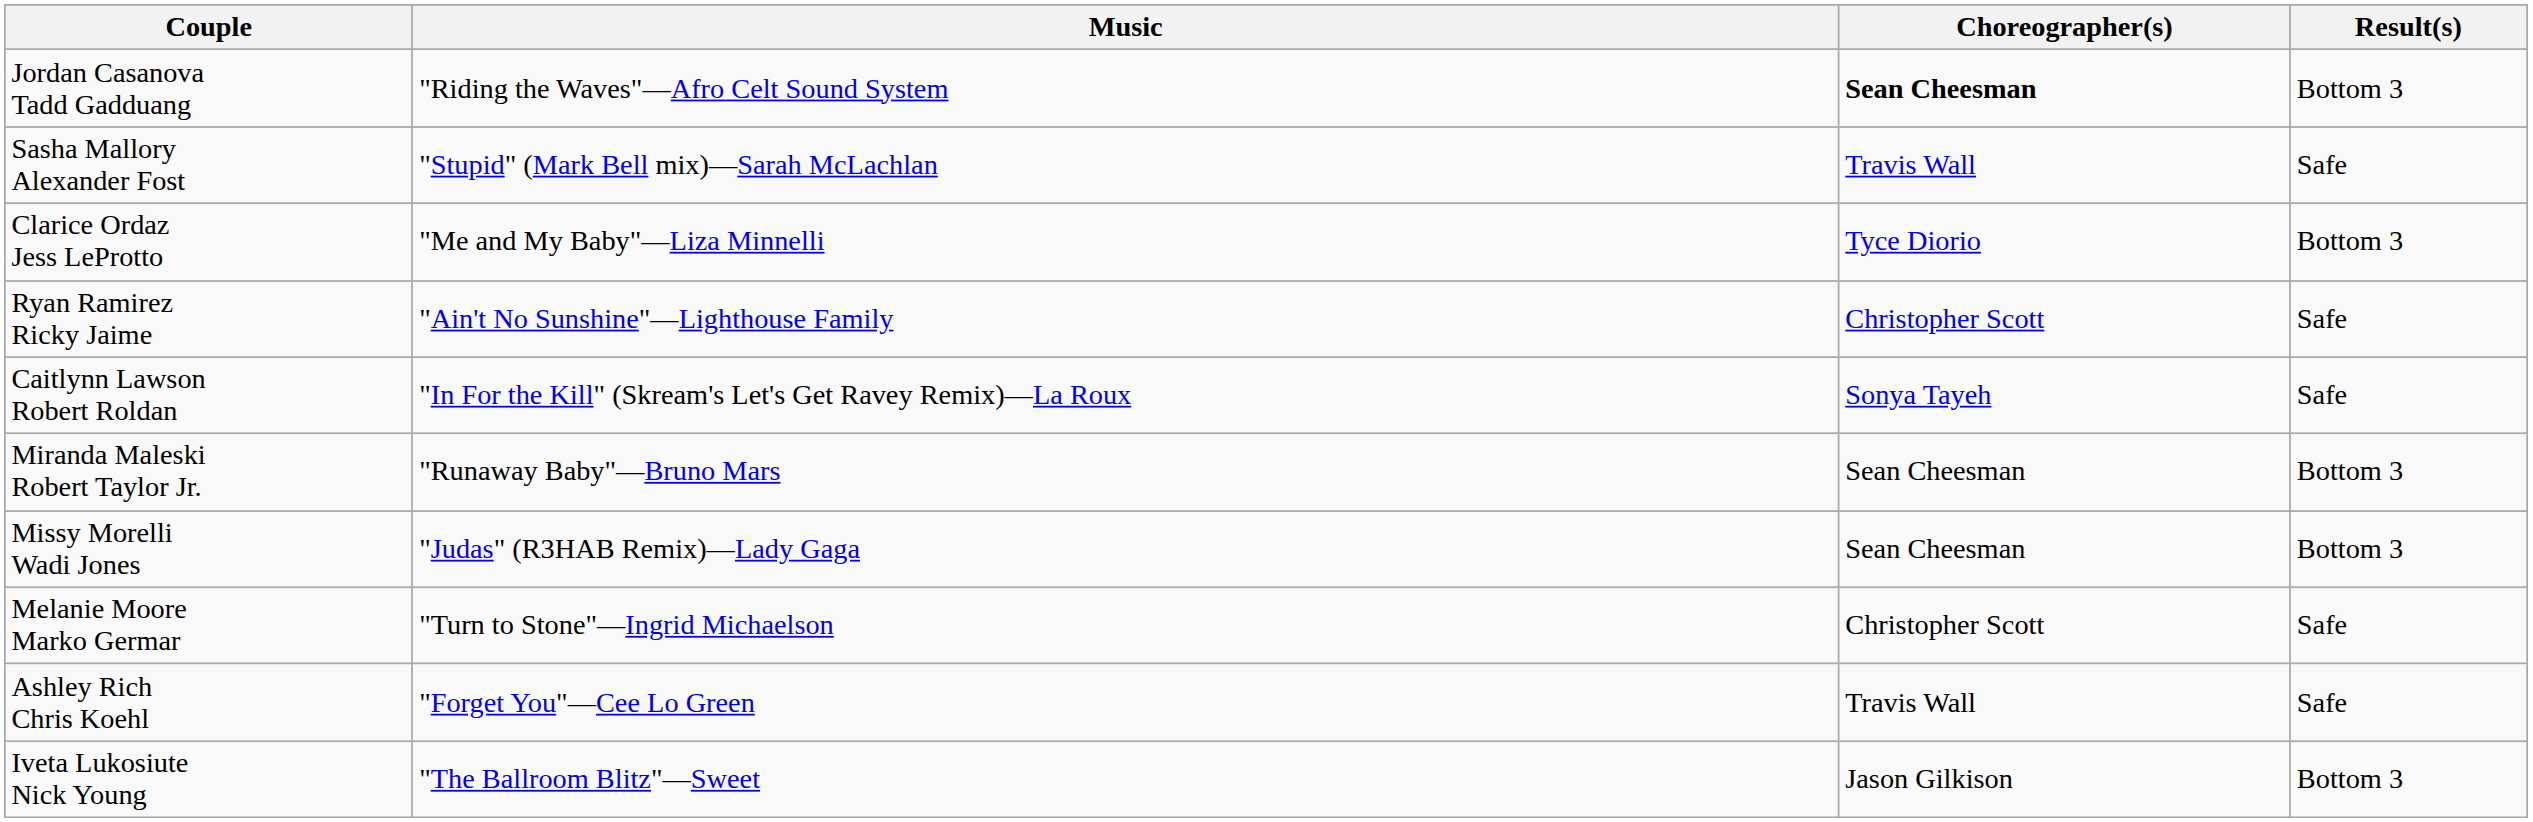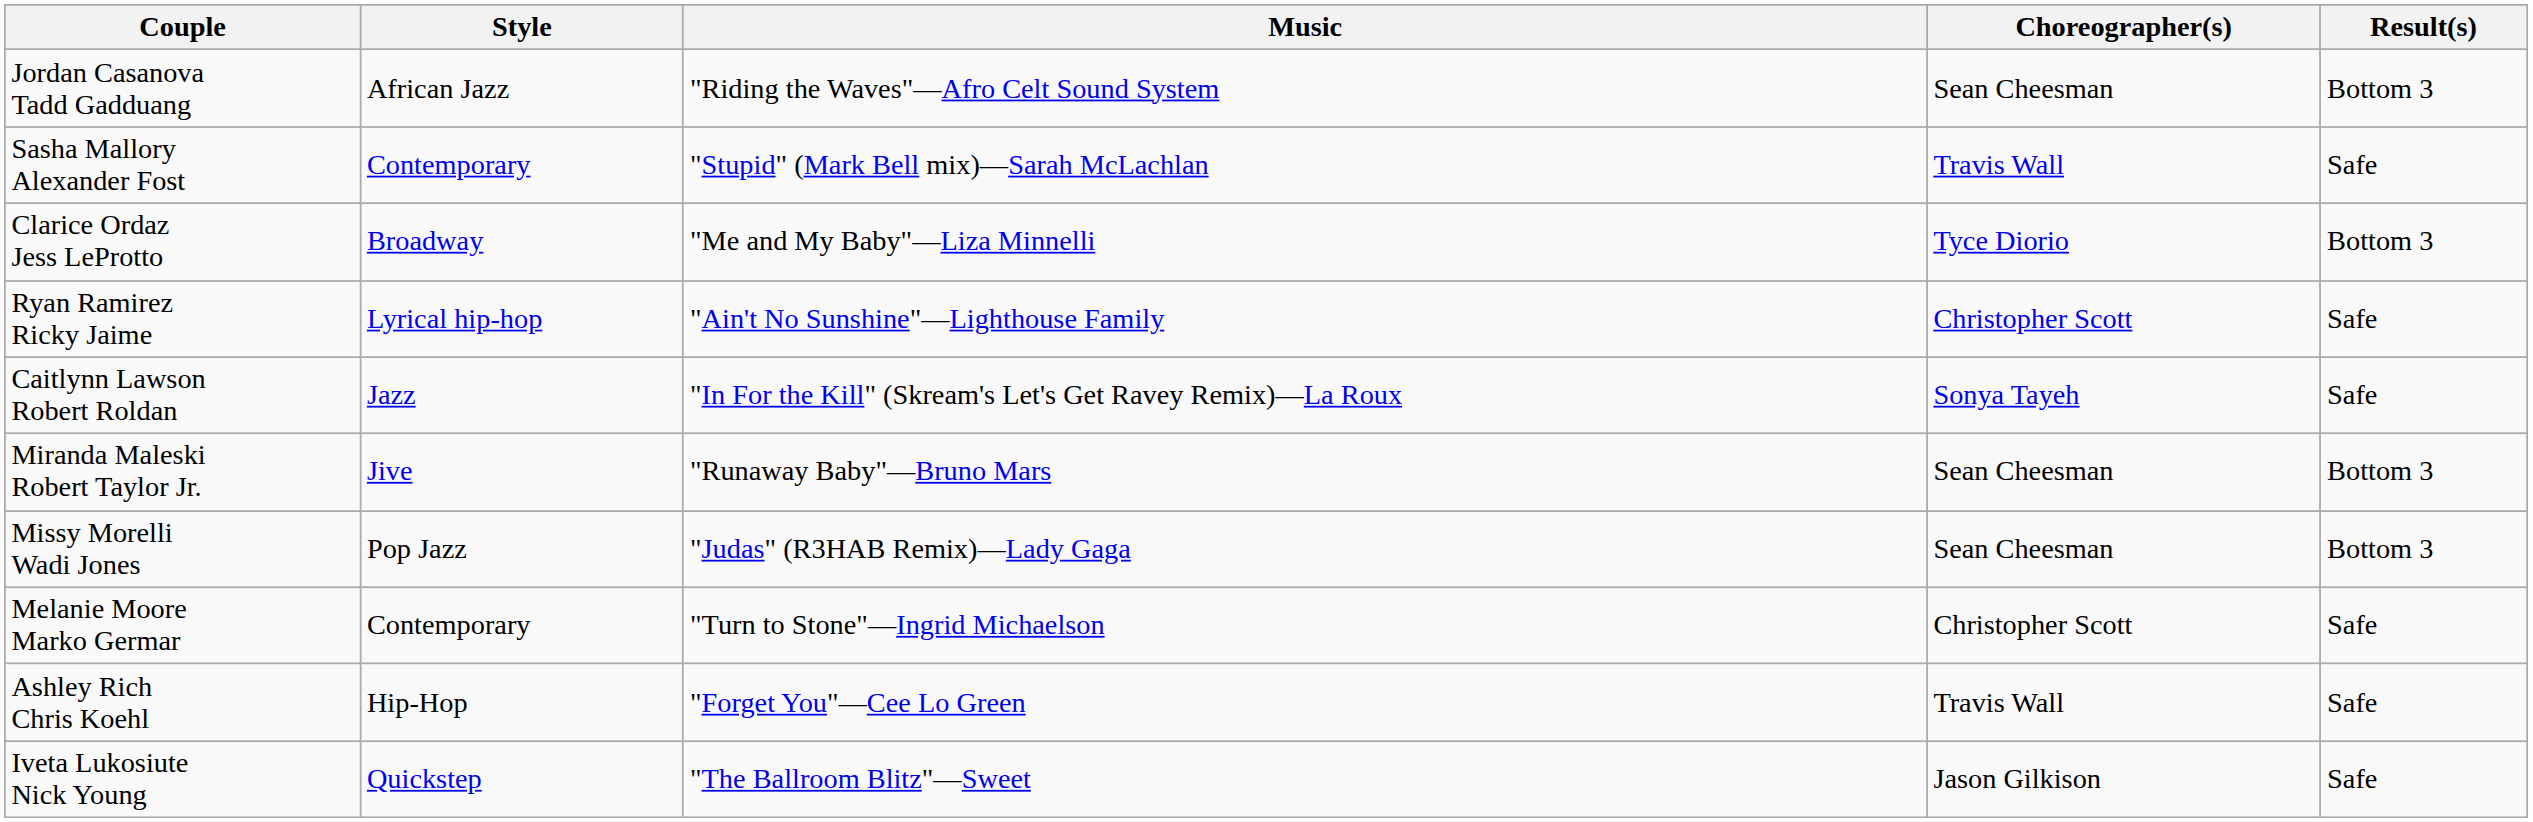+ column: (522, 26)
(1941, 87) bold -> (2023, 87) normal
(2350, 778) Bottom 3 -> (2352, 778) Safe
